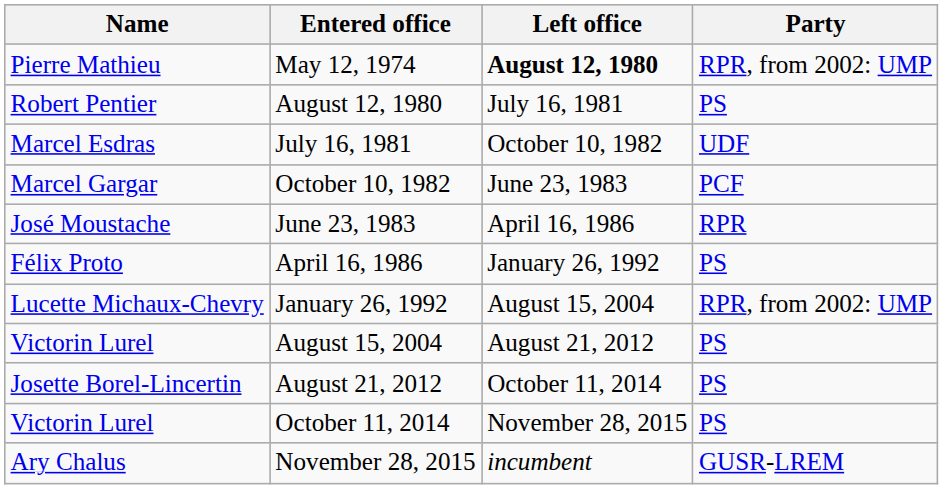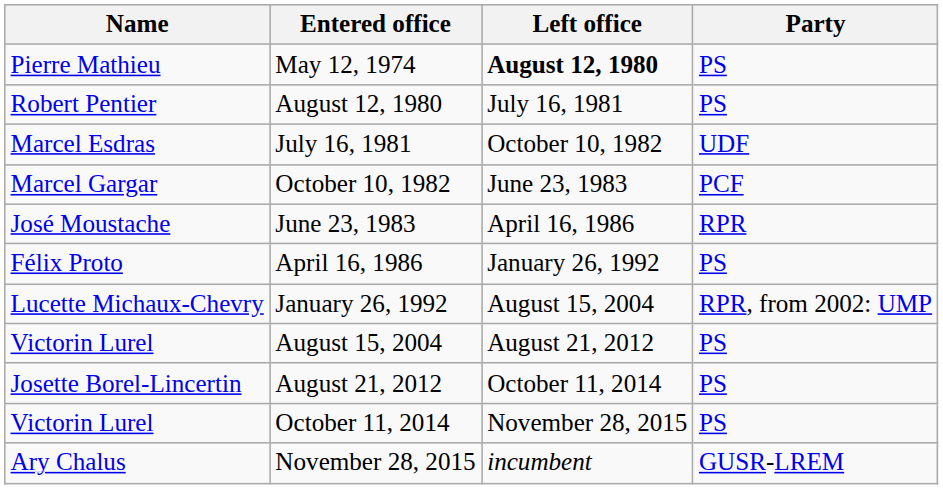(816, 64) RPR, from 2002: UMP -> (713, 64) PS
